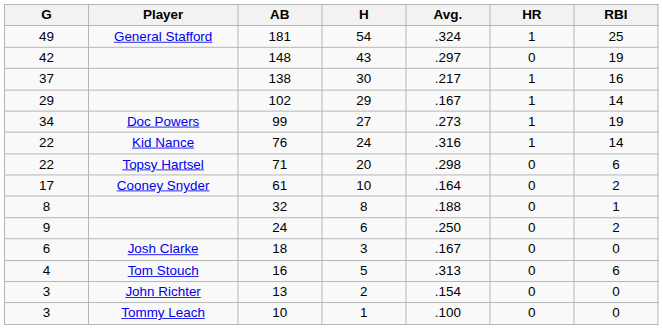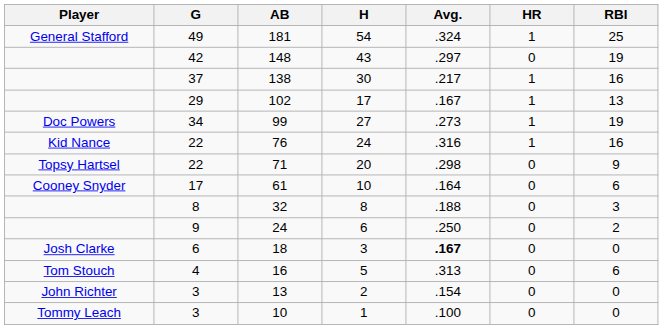columns swapped: (163, 15) <-> (46, 15)
(364, 100) 29 -> (364, 100) 17
(616, 100) 14 -> (616, 100) 13
(616, 143) 14 -> (616, 143) 16
(616, 164) 6 -> (616, 164) 9
(616, 185) 2 -> (616, 185) 6
(616, 206) 1 -> (616, 206) 3
(448, 249) normal -> (448, 249) bold
